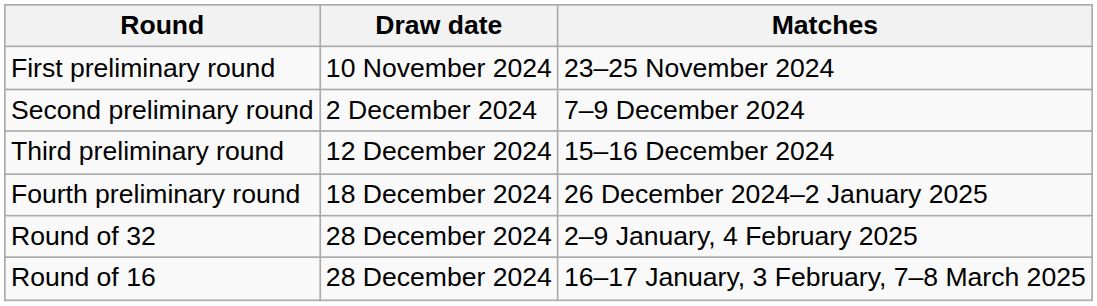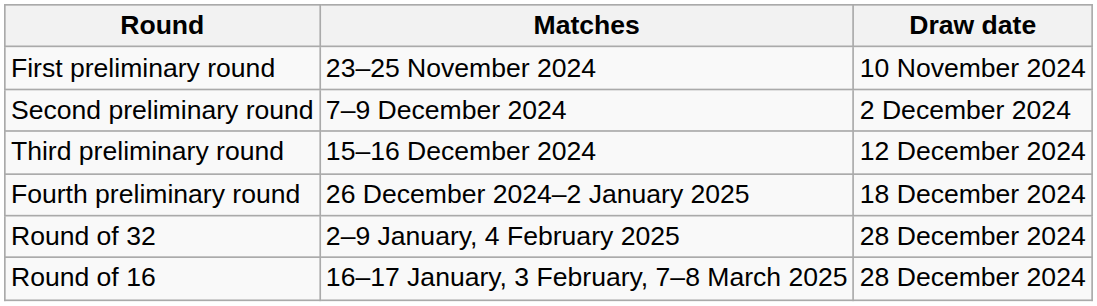columns swapped: (439, 25) <-> (825, 25)
